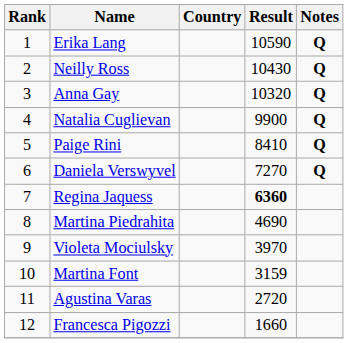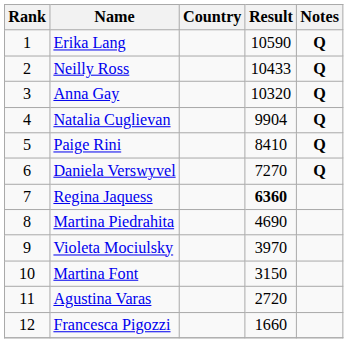(271, 68) 10430 -> (271, 68) 10433
(271, 119) 9900 -> (271, 119) 9904
(271, 273) 3159 -> (271, 273) 3150
